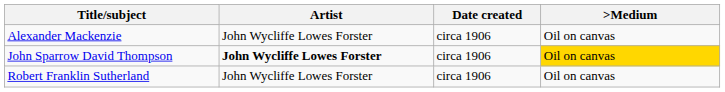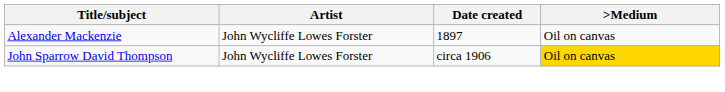(464, 35) circa 1906 -> (449, 35) 1897
(302, 55) bold -> (297, 55) normal
- row: (78, 76)
